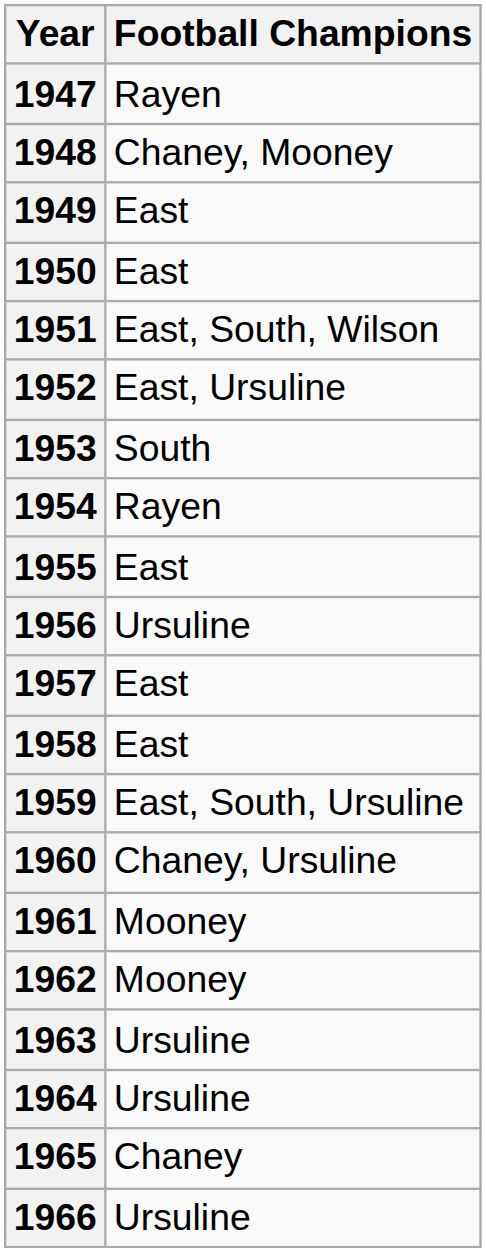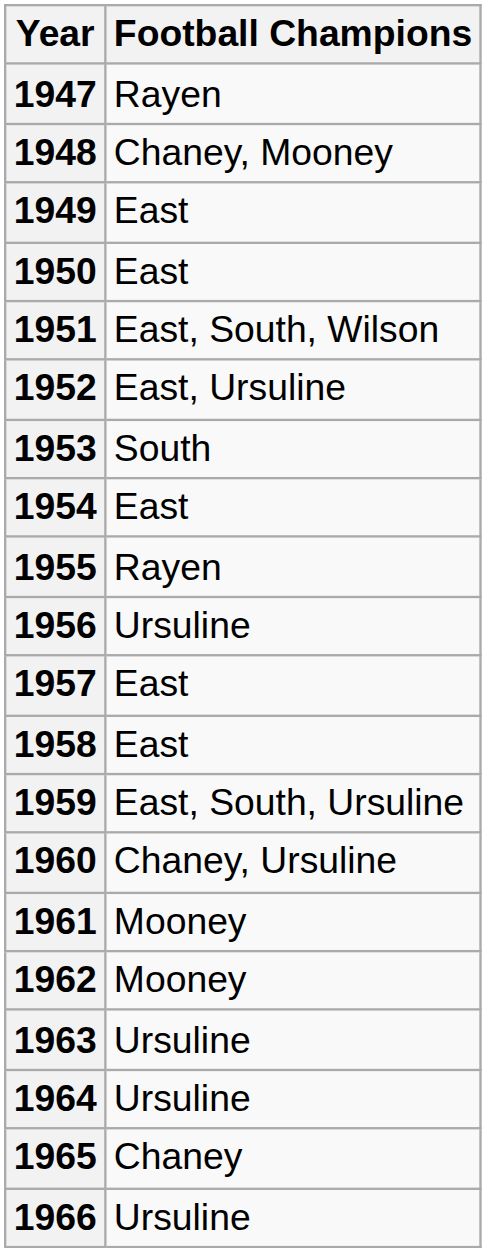(168, 507) Rayen -> (151, 507) East
(151, 566) East -> (168, 566) Rayen
